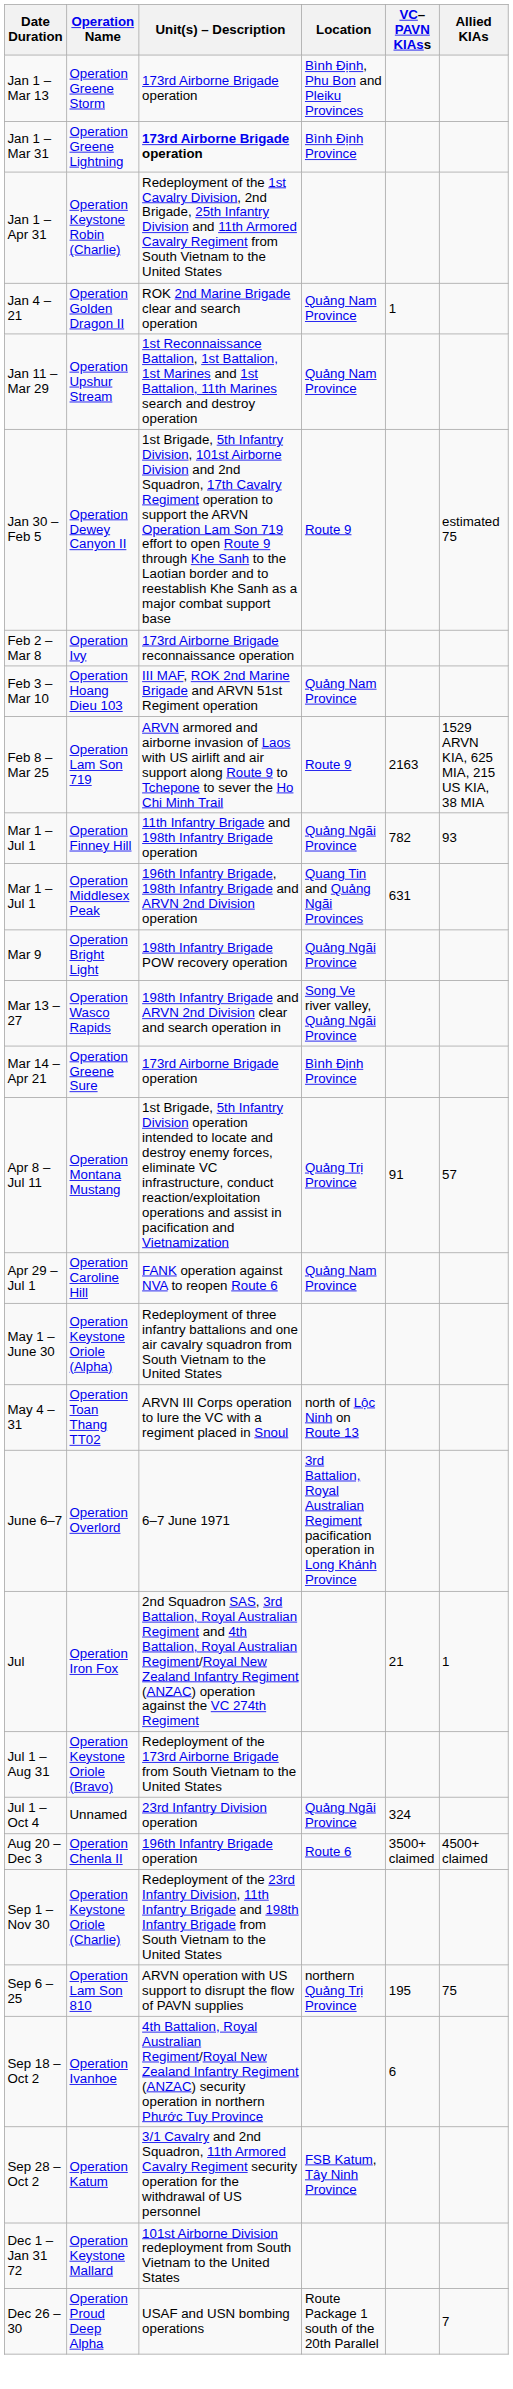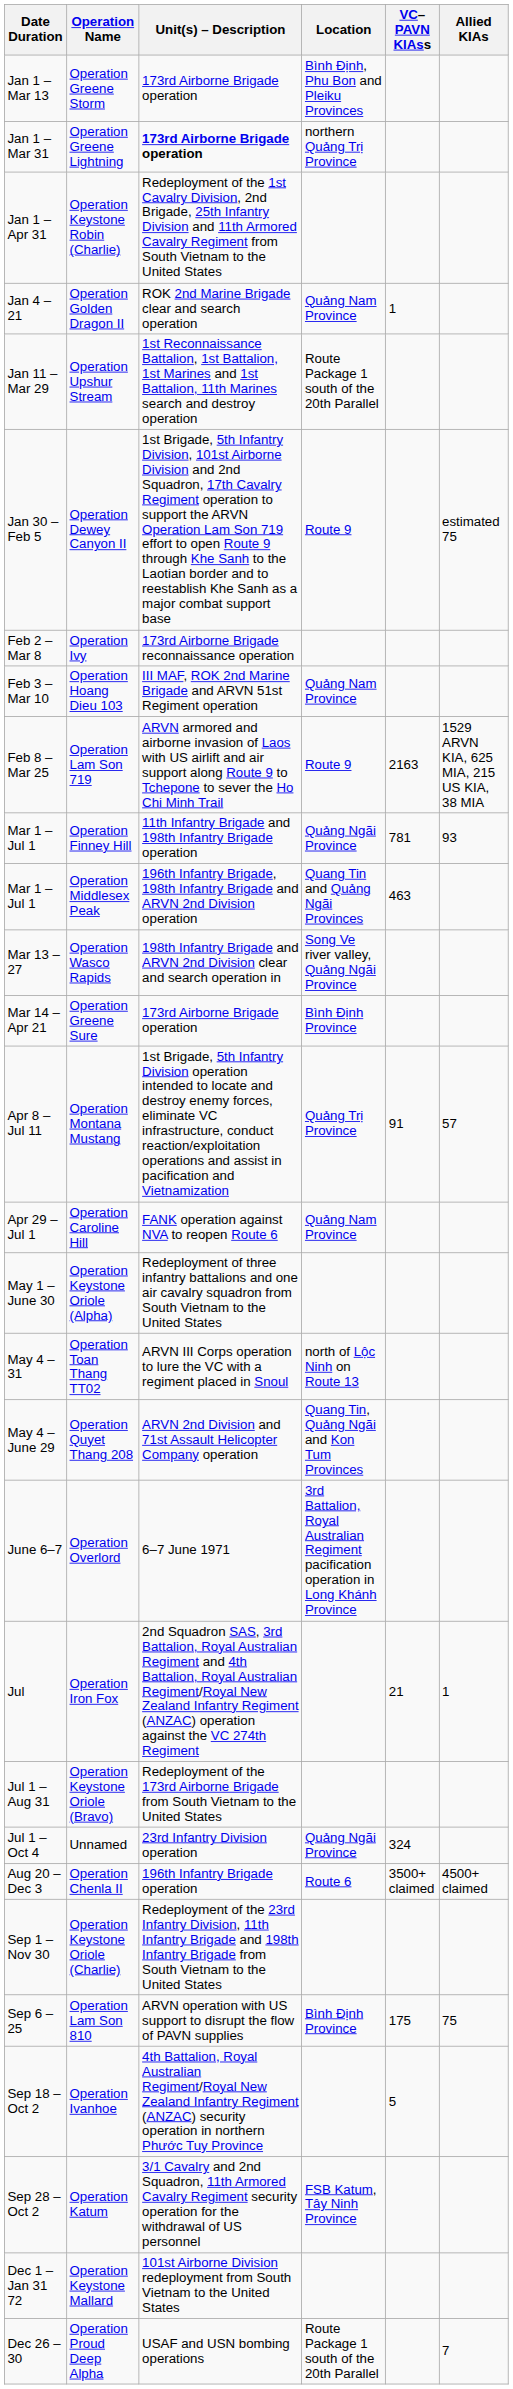(334, 146) Bình Định Province -> (334, 146) northern Quảng Trị Province
(341, 381) Quảng Nam Province -> (342, 381) Route Package 1 south of the 20th Parallel
(400, 838) 782 -> (400, 838) 781
(400, 896) 631 -> (400, 896) 463
- row: (99, 955)
+ row: (101, 1439)
(334, 1990) northern Quảng Trị Province -> (334, 2020) Bình Định Province
(400, 1990) 195 -> (400, 2020) 175
(392, 2071) 6 -> (392, 2101) 5
